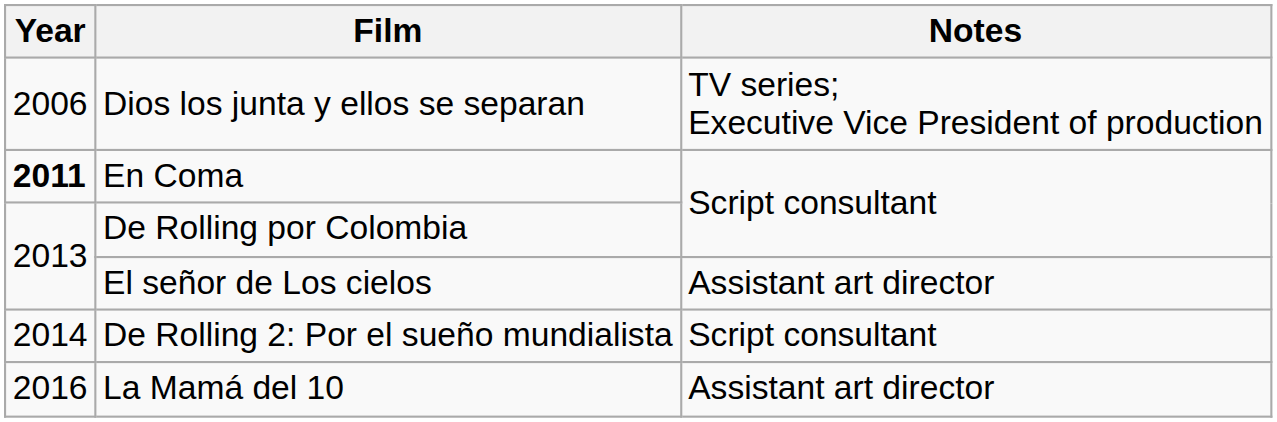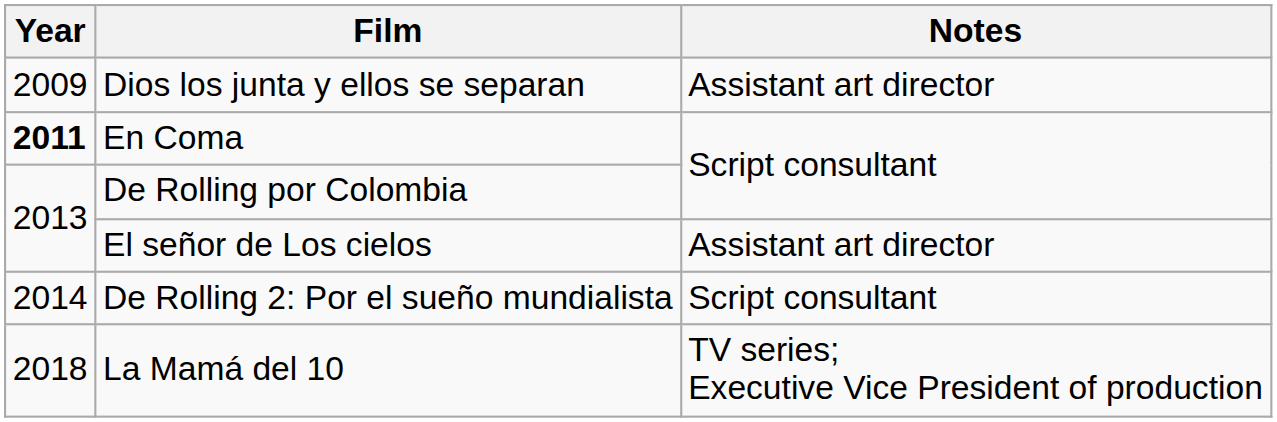(50, 103) 2006 -> (50, 84) 2009
(975, 103) TV series; Executive Vice President of production -> (841, 84) Assistant art director
(50, 388) 2016 -> (50, 369) 2018
(841, 388) Assistant art director -> (975, 369) TV series; Executive Vice President of production
